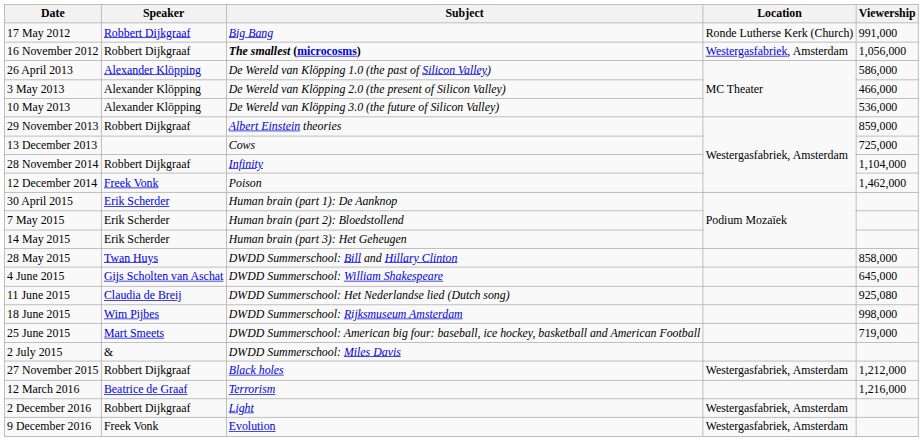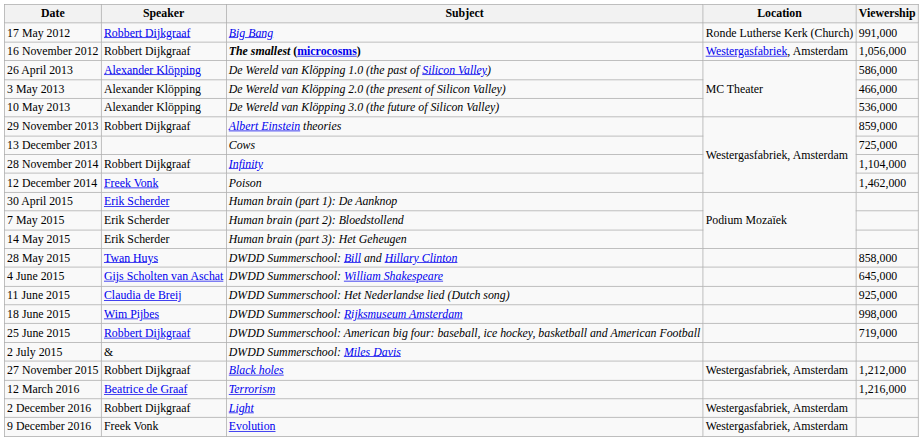(878, 295) 925,080 -> (878, 295) 925,000
(134, 333) Mart Smeets -> (147, 333) Robbert Dijkgraaf
